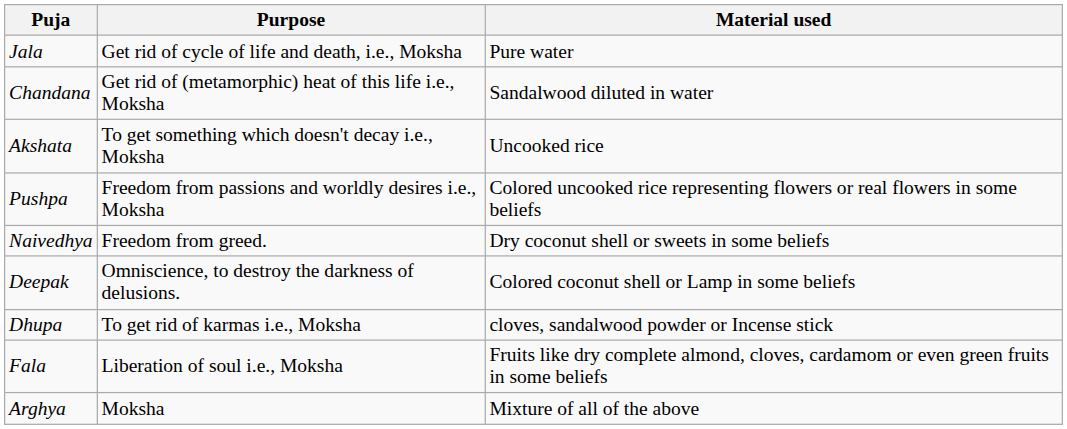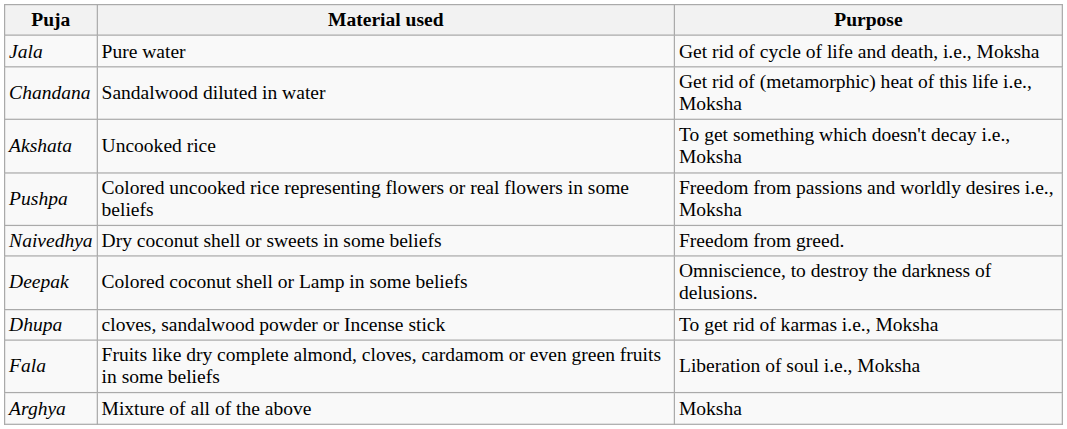columns swapped: (774, 19) <-> (291, 19)
